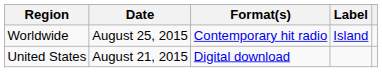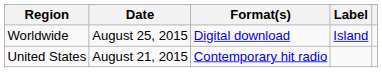(261, 35) Contemporary hit radio -> (242, 35) Digital download
(242, 56) Digital download -> (261, 56) Contemporary hit radio
